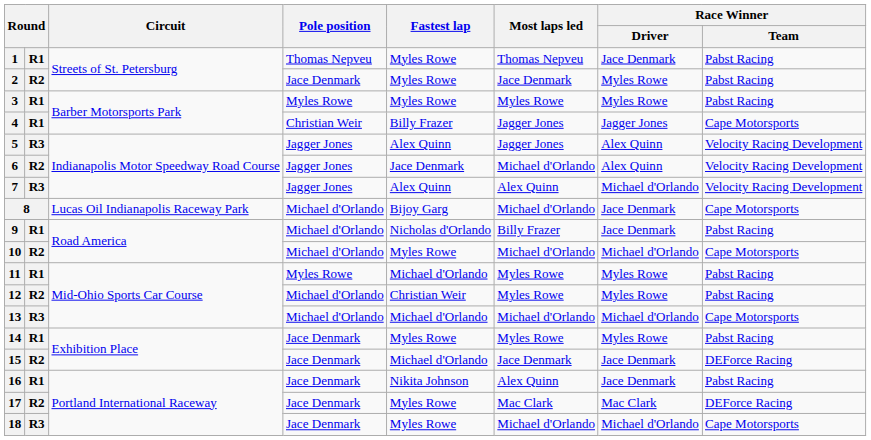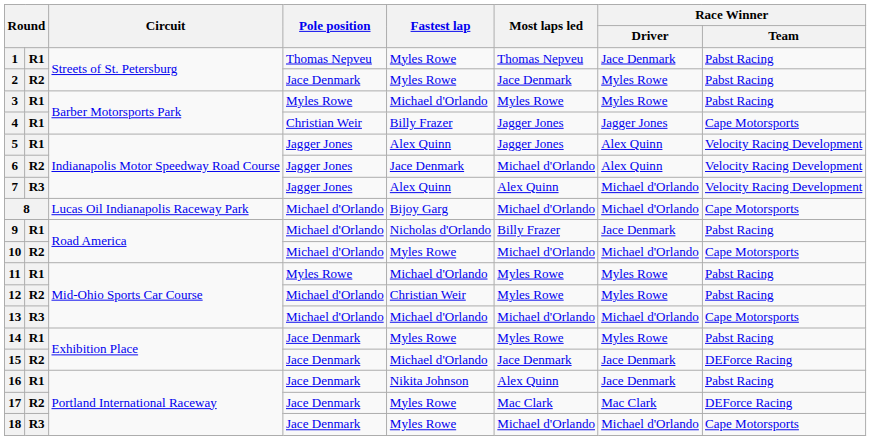(423, 101) Myles Rowe -> (439, 101) Michael d'Orlando
(37, 144) R3 -> (37, 144) R1
(638, 208) Jace Denmark -> (650, 208) Michael d'Orlando
